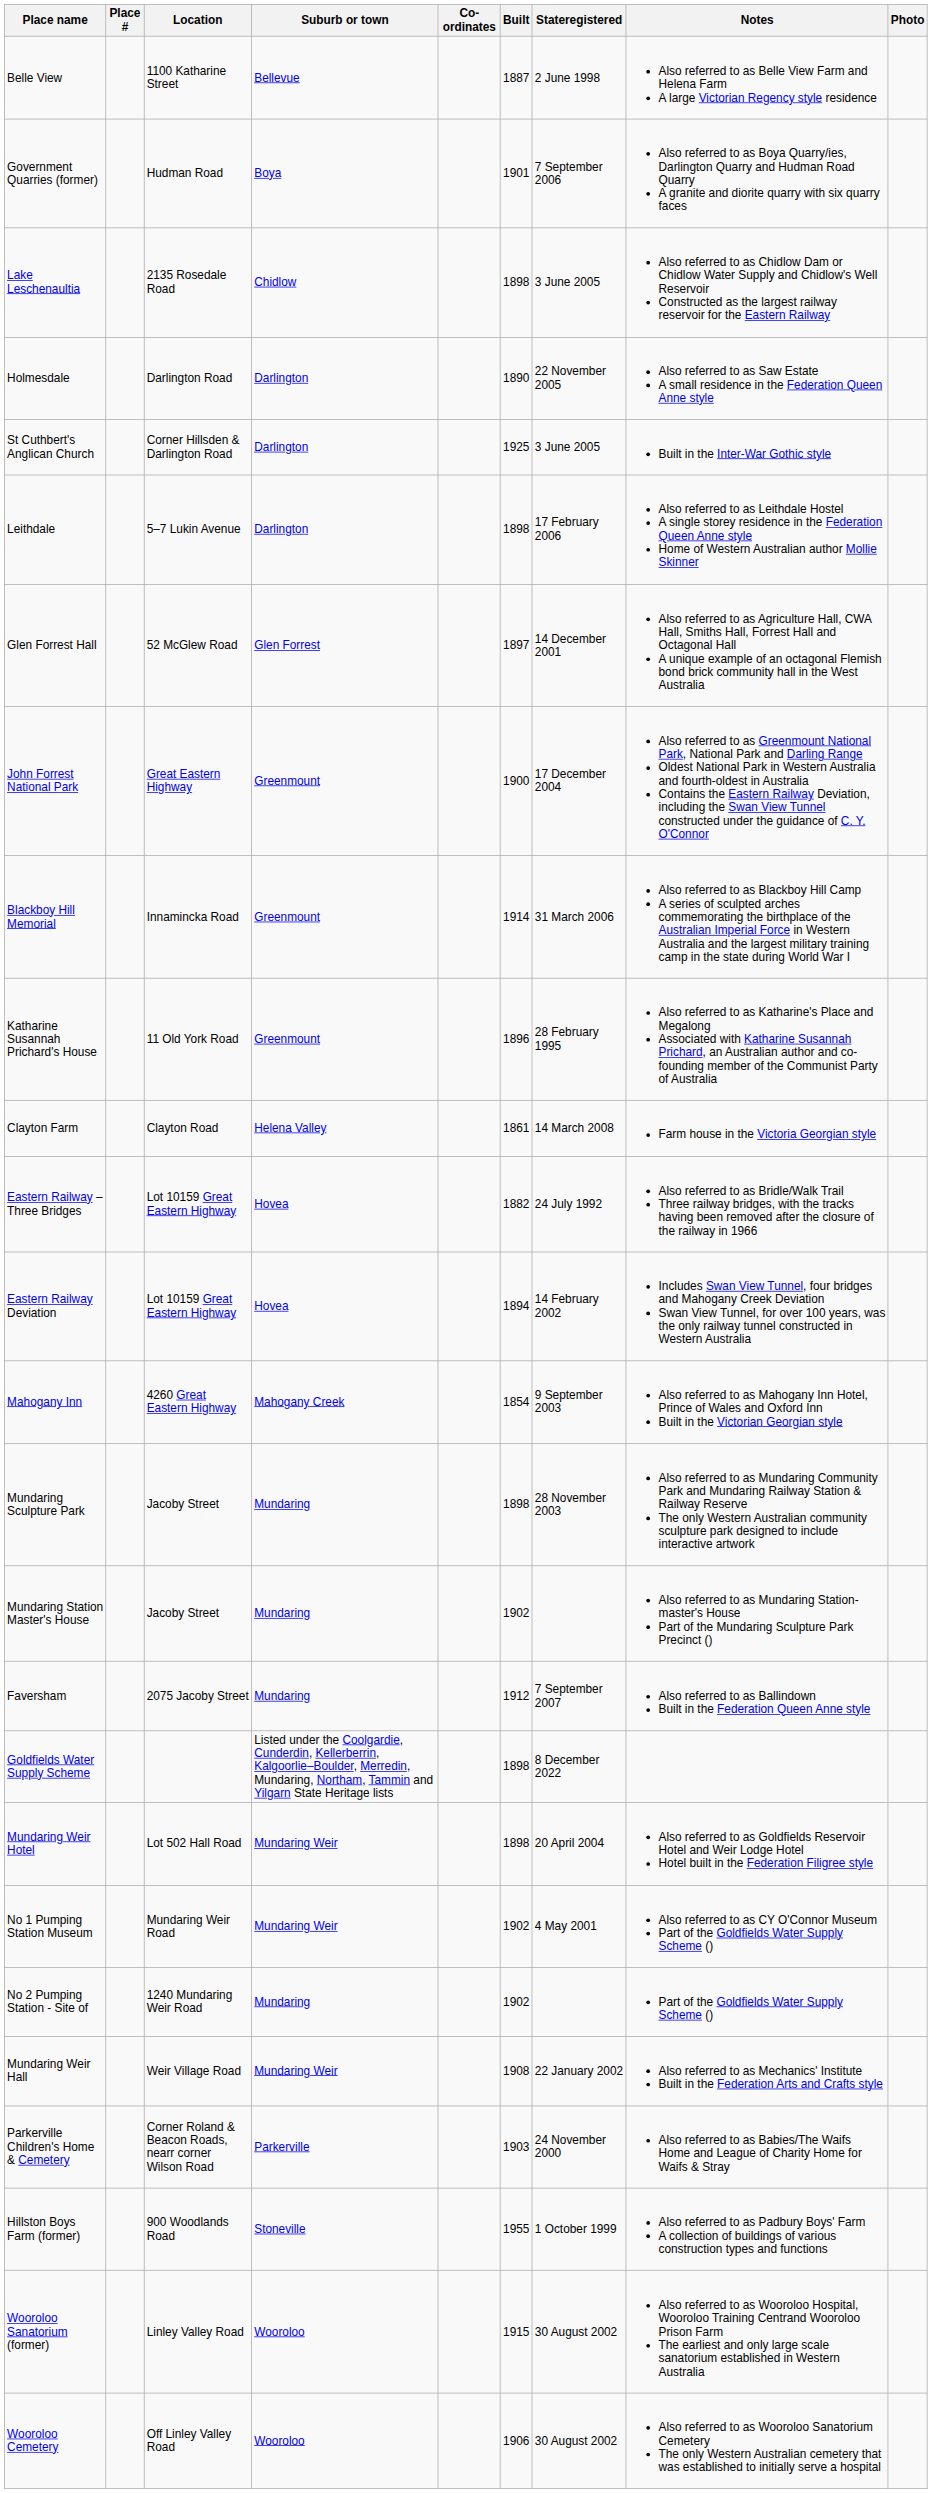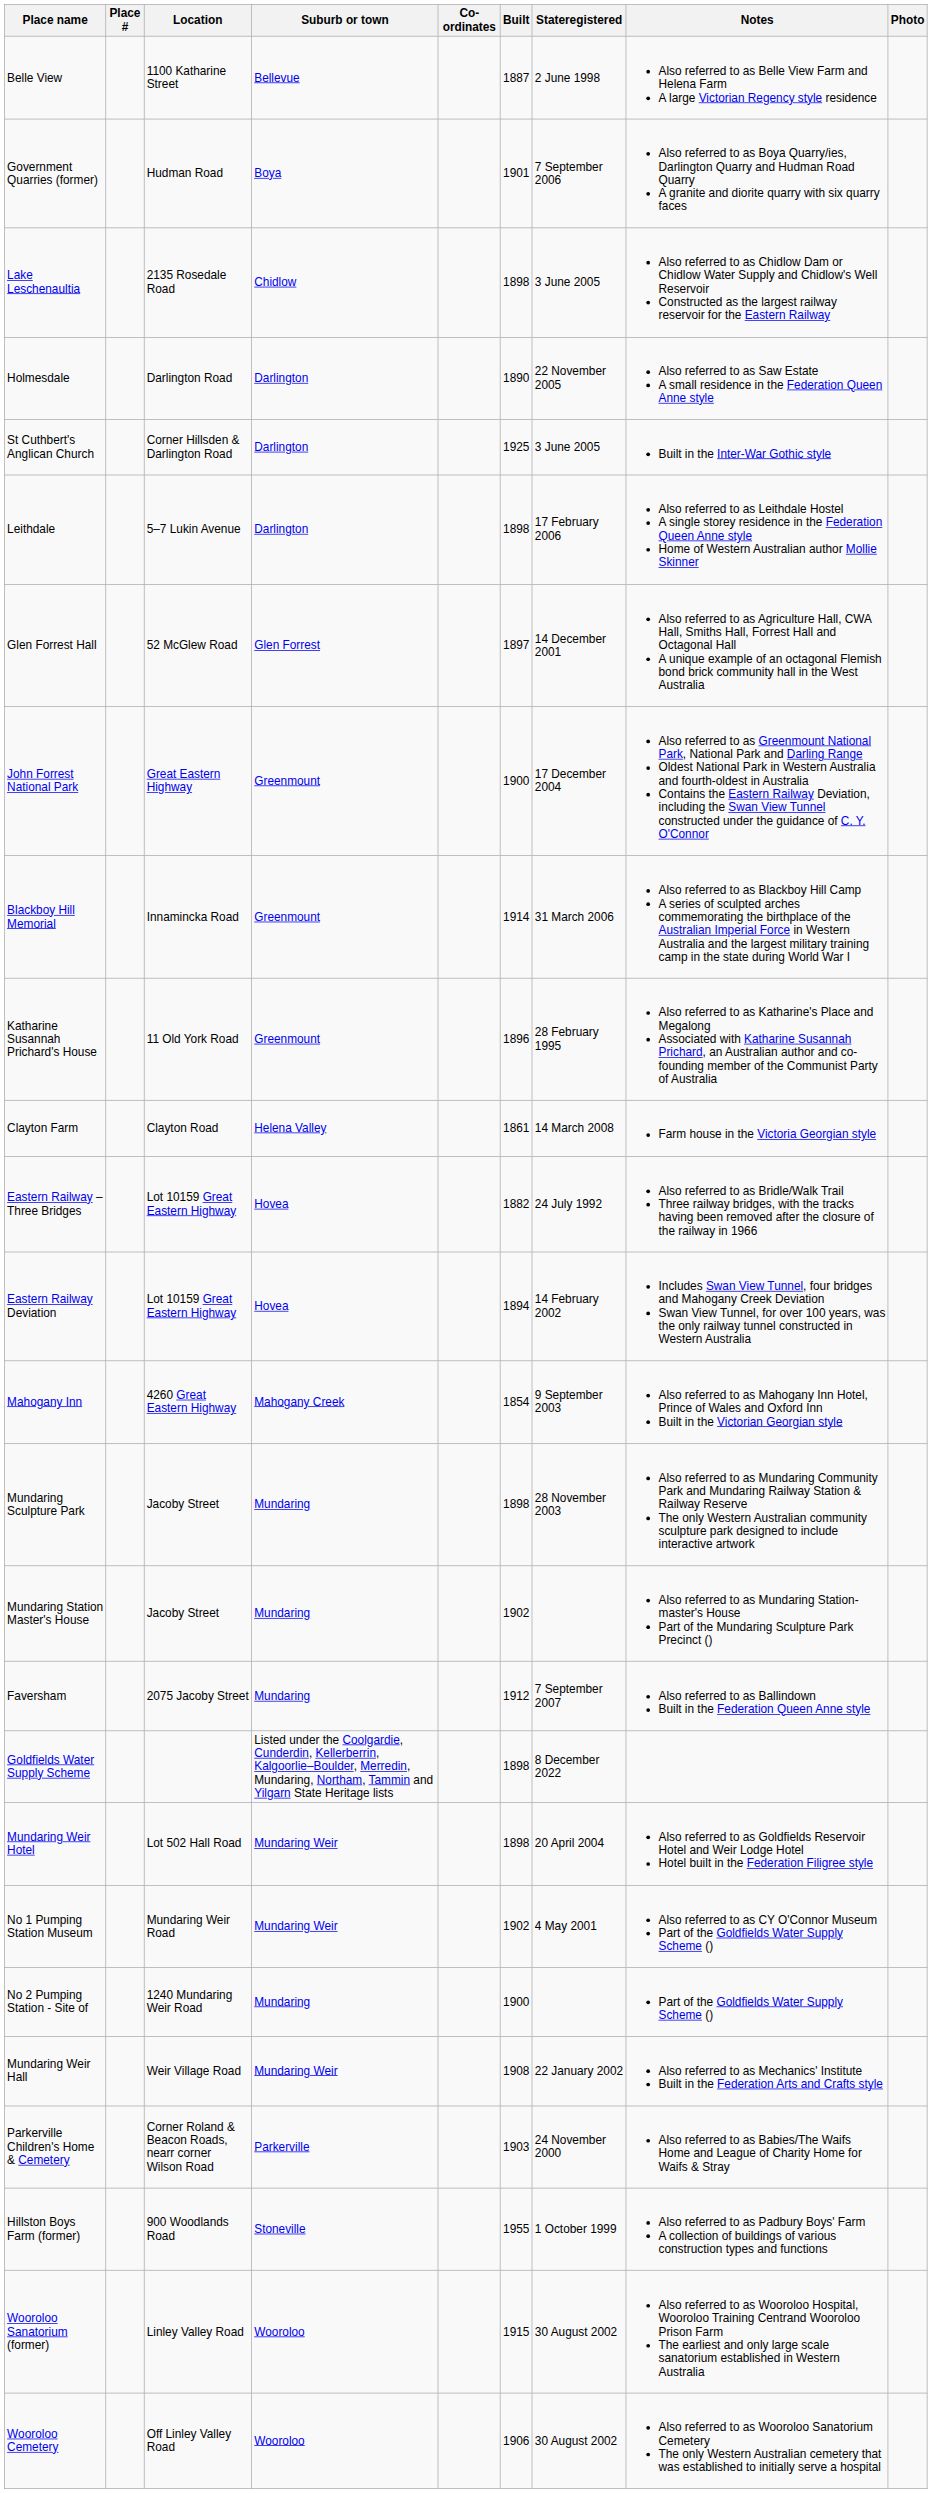(516, 2002) 1902 -> (516, 2002) 1900
